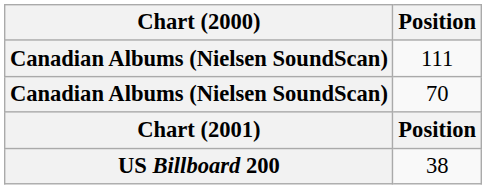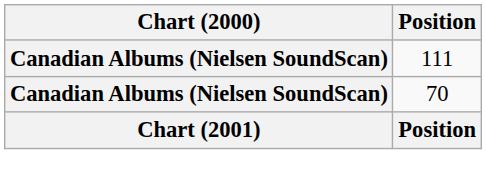- row: (437, 165)
